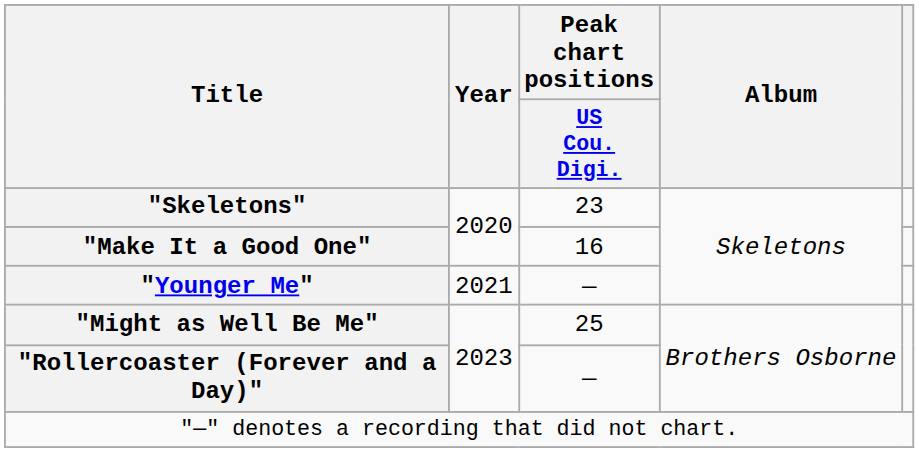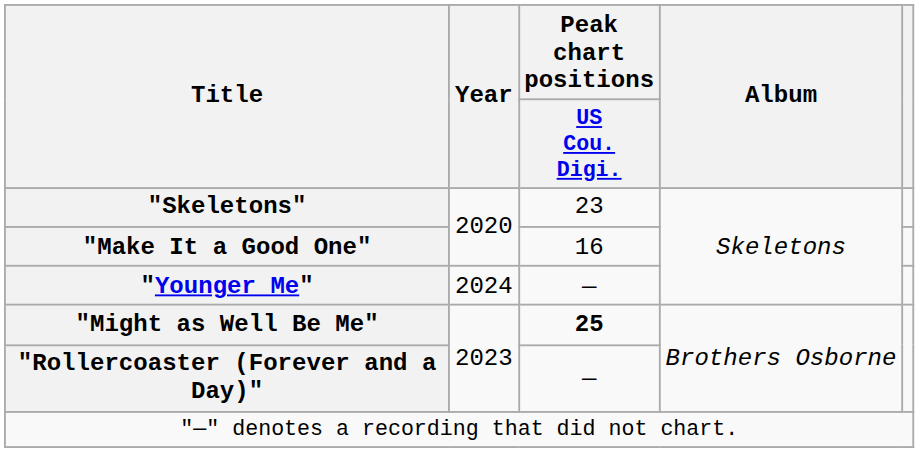(484, 286) 2021 -> (484, 286) 2024
(589, 325) normal -> (589, 325) bold
